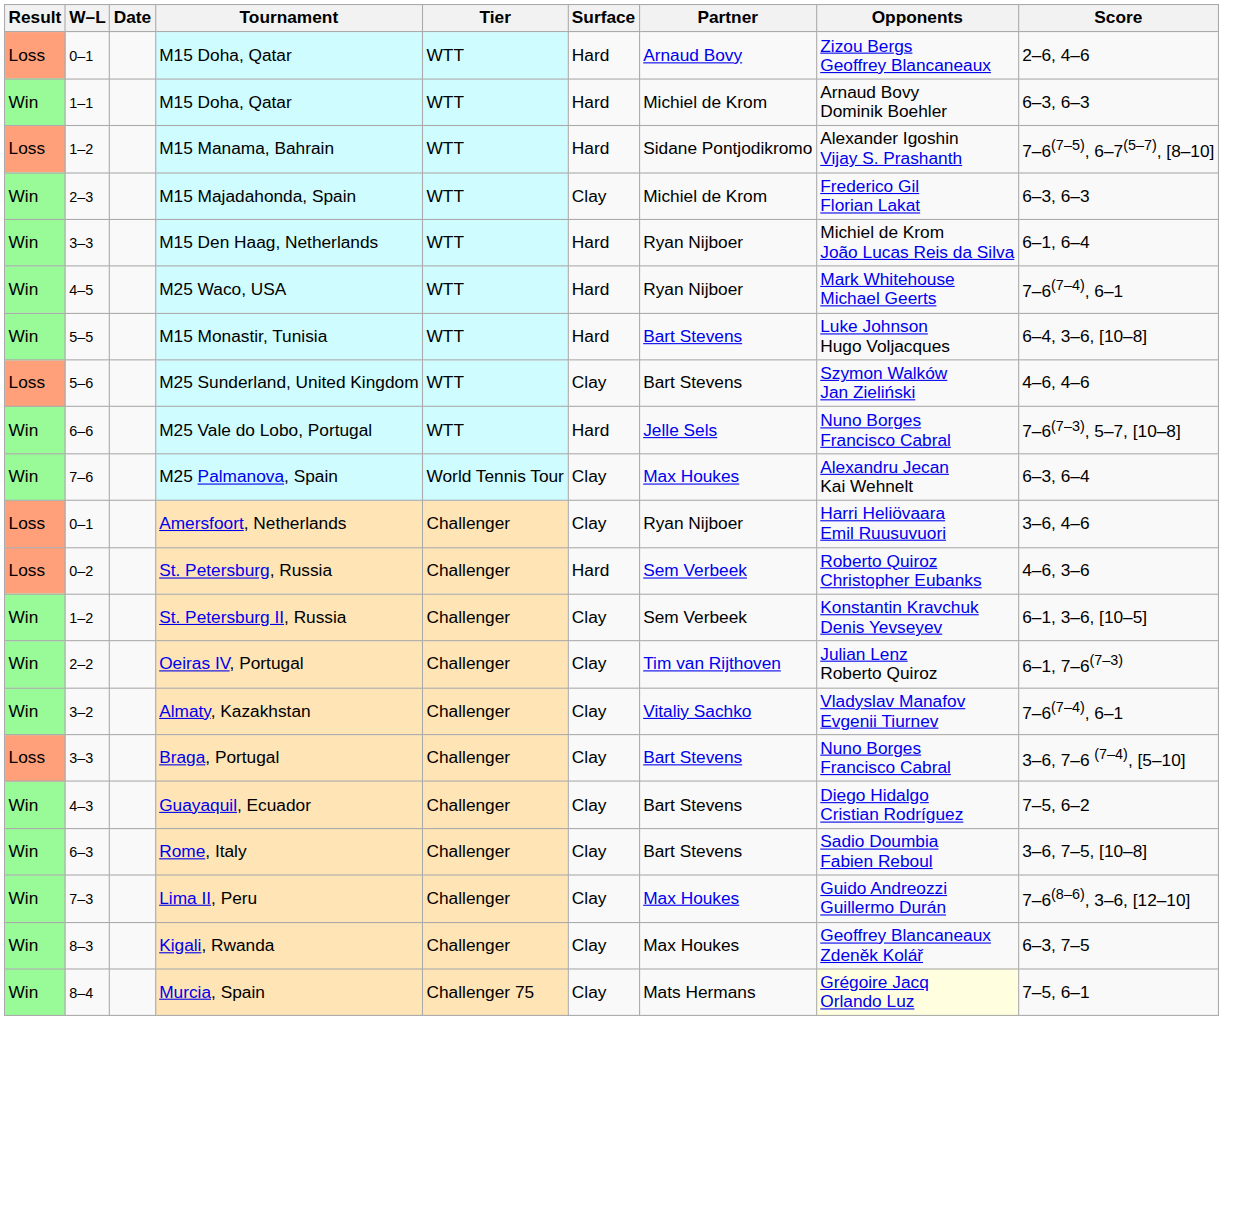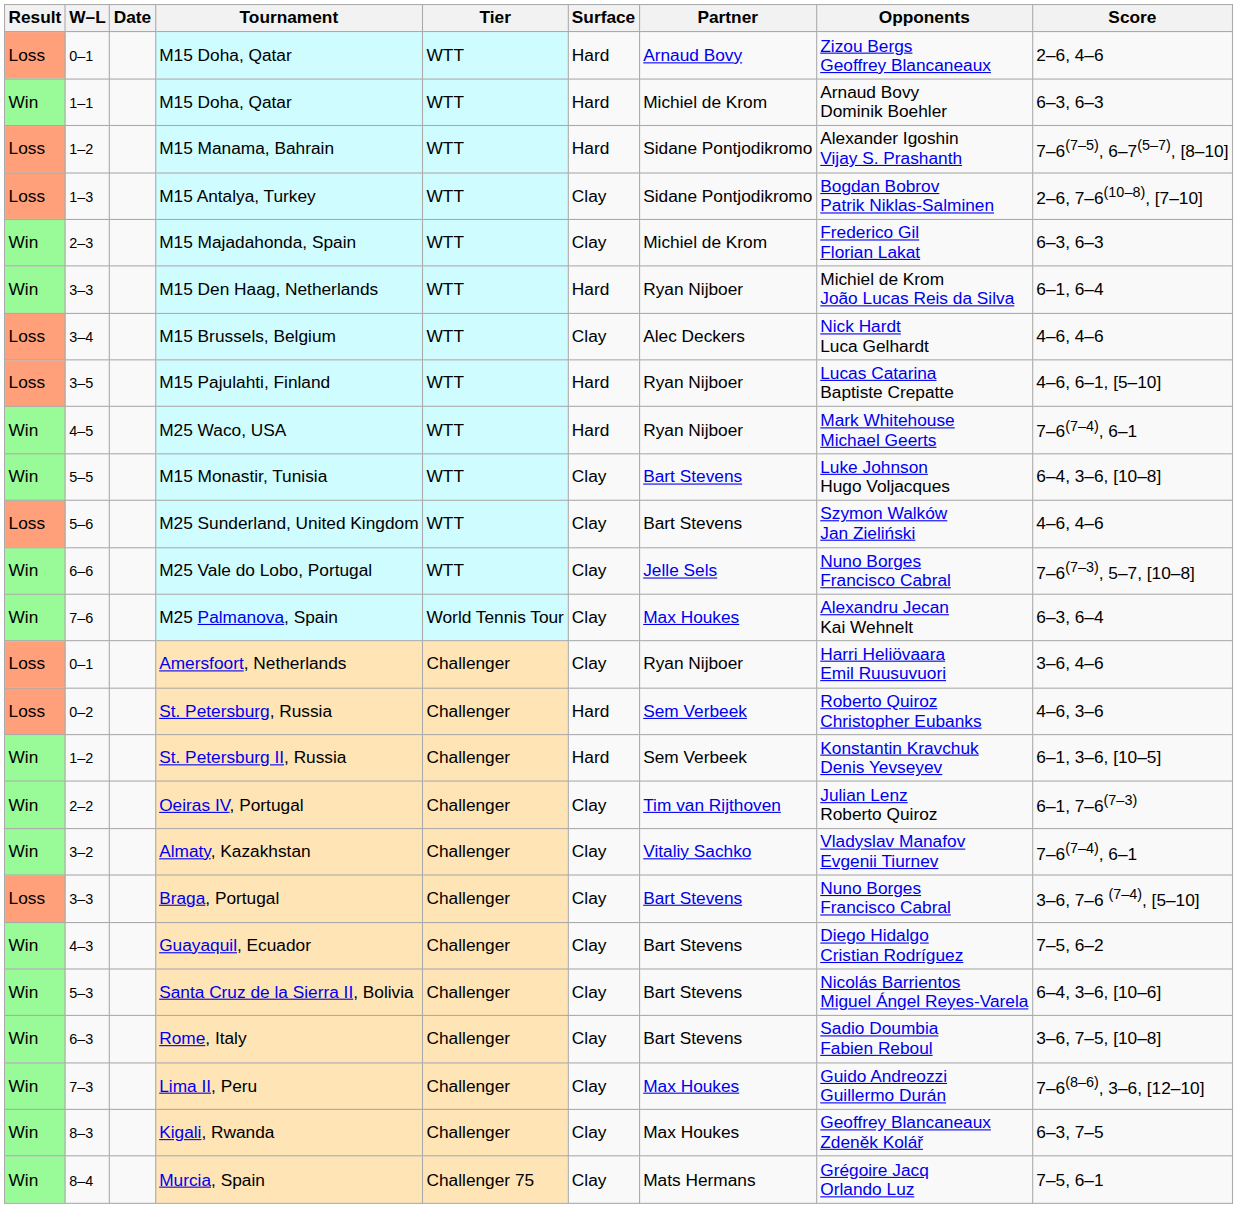+ row: (81, 196)
+ row: (81, 337)
+ row: (81, 384)
(591, 336) Hard -> (589, 476) Clay
(591, 430) Hard -> (589, 570) Clay
(589, 617) Clay -> (591, 758) Hard
+ row: (81, 993)
(875, 992) lightyellow background -> (875, 1179) no background
